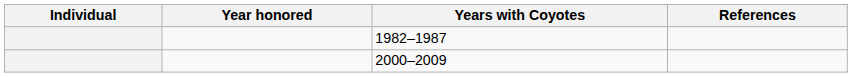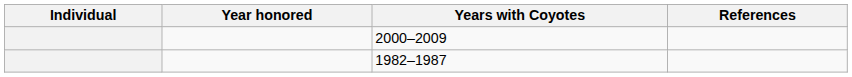rows swapped: (411, 60) <-> (411, 38)
